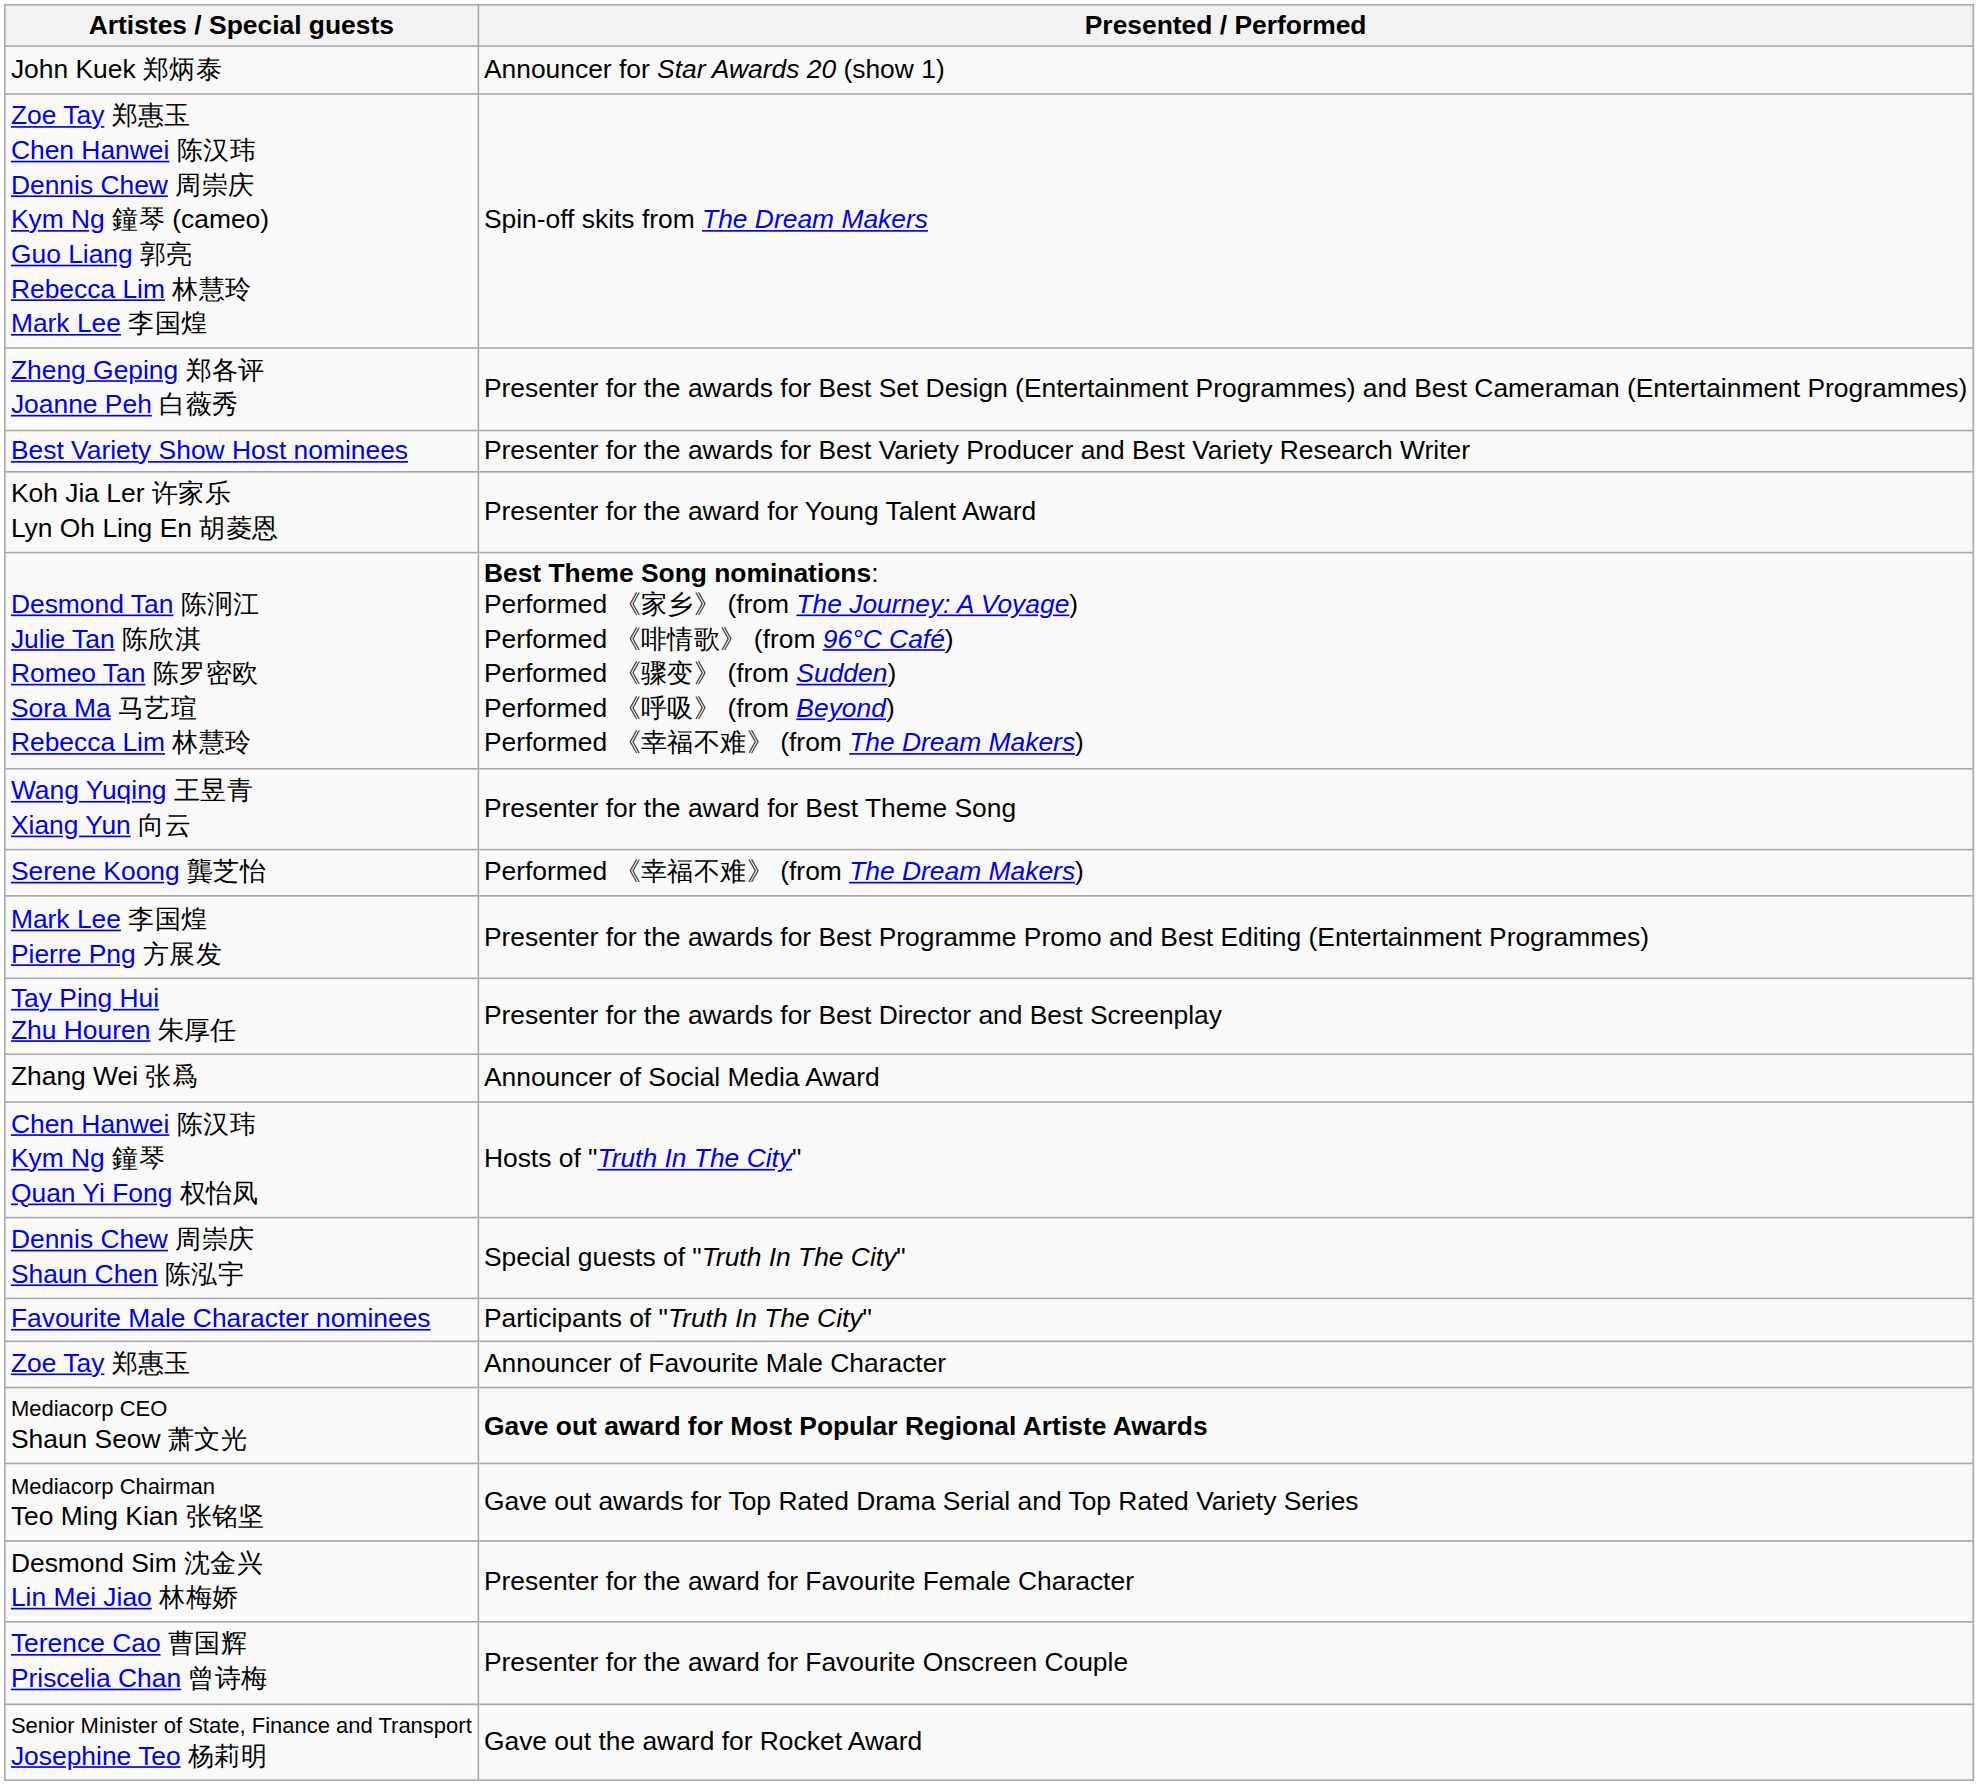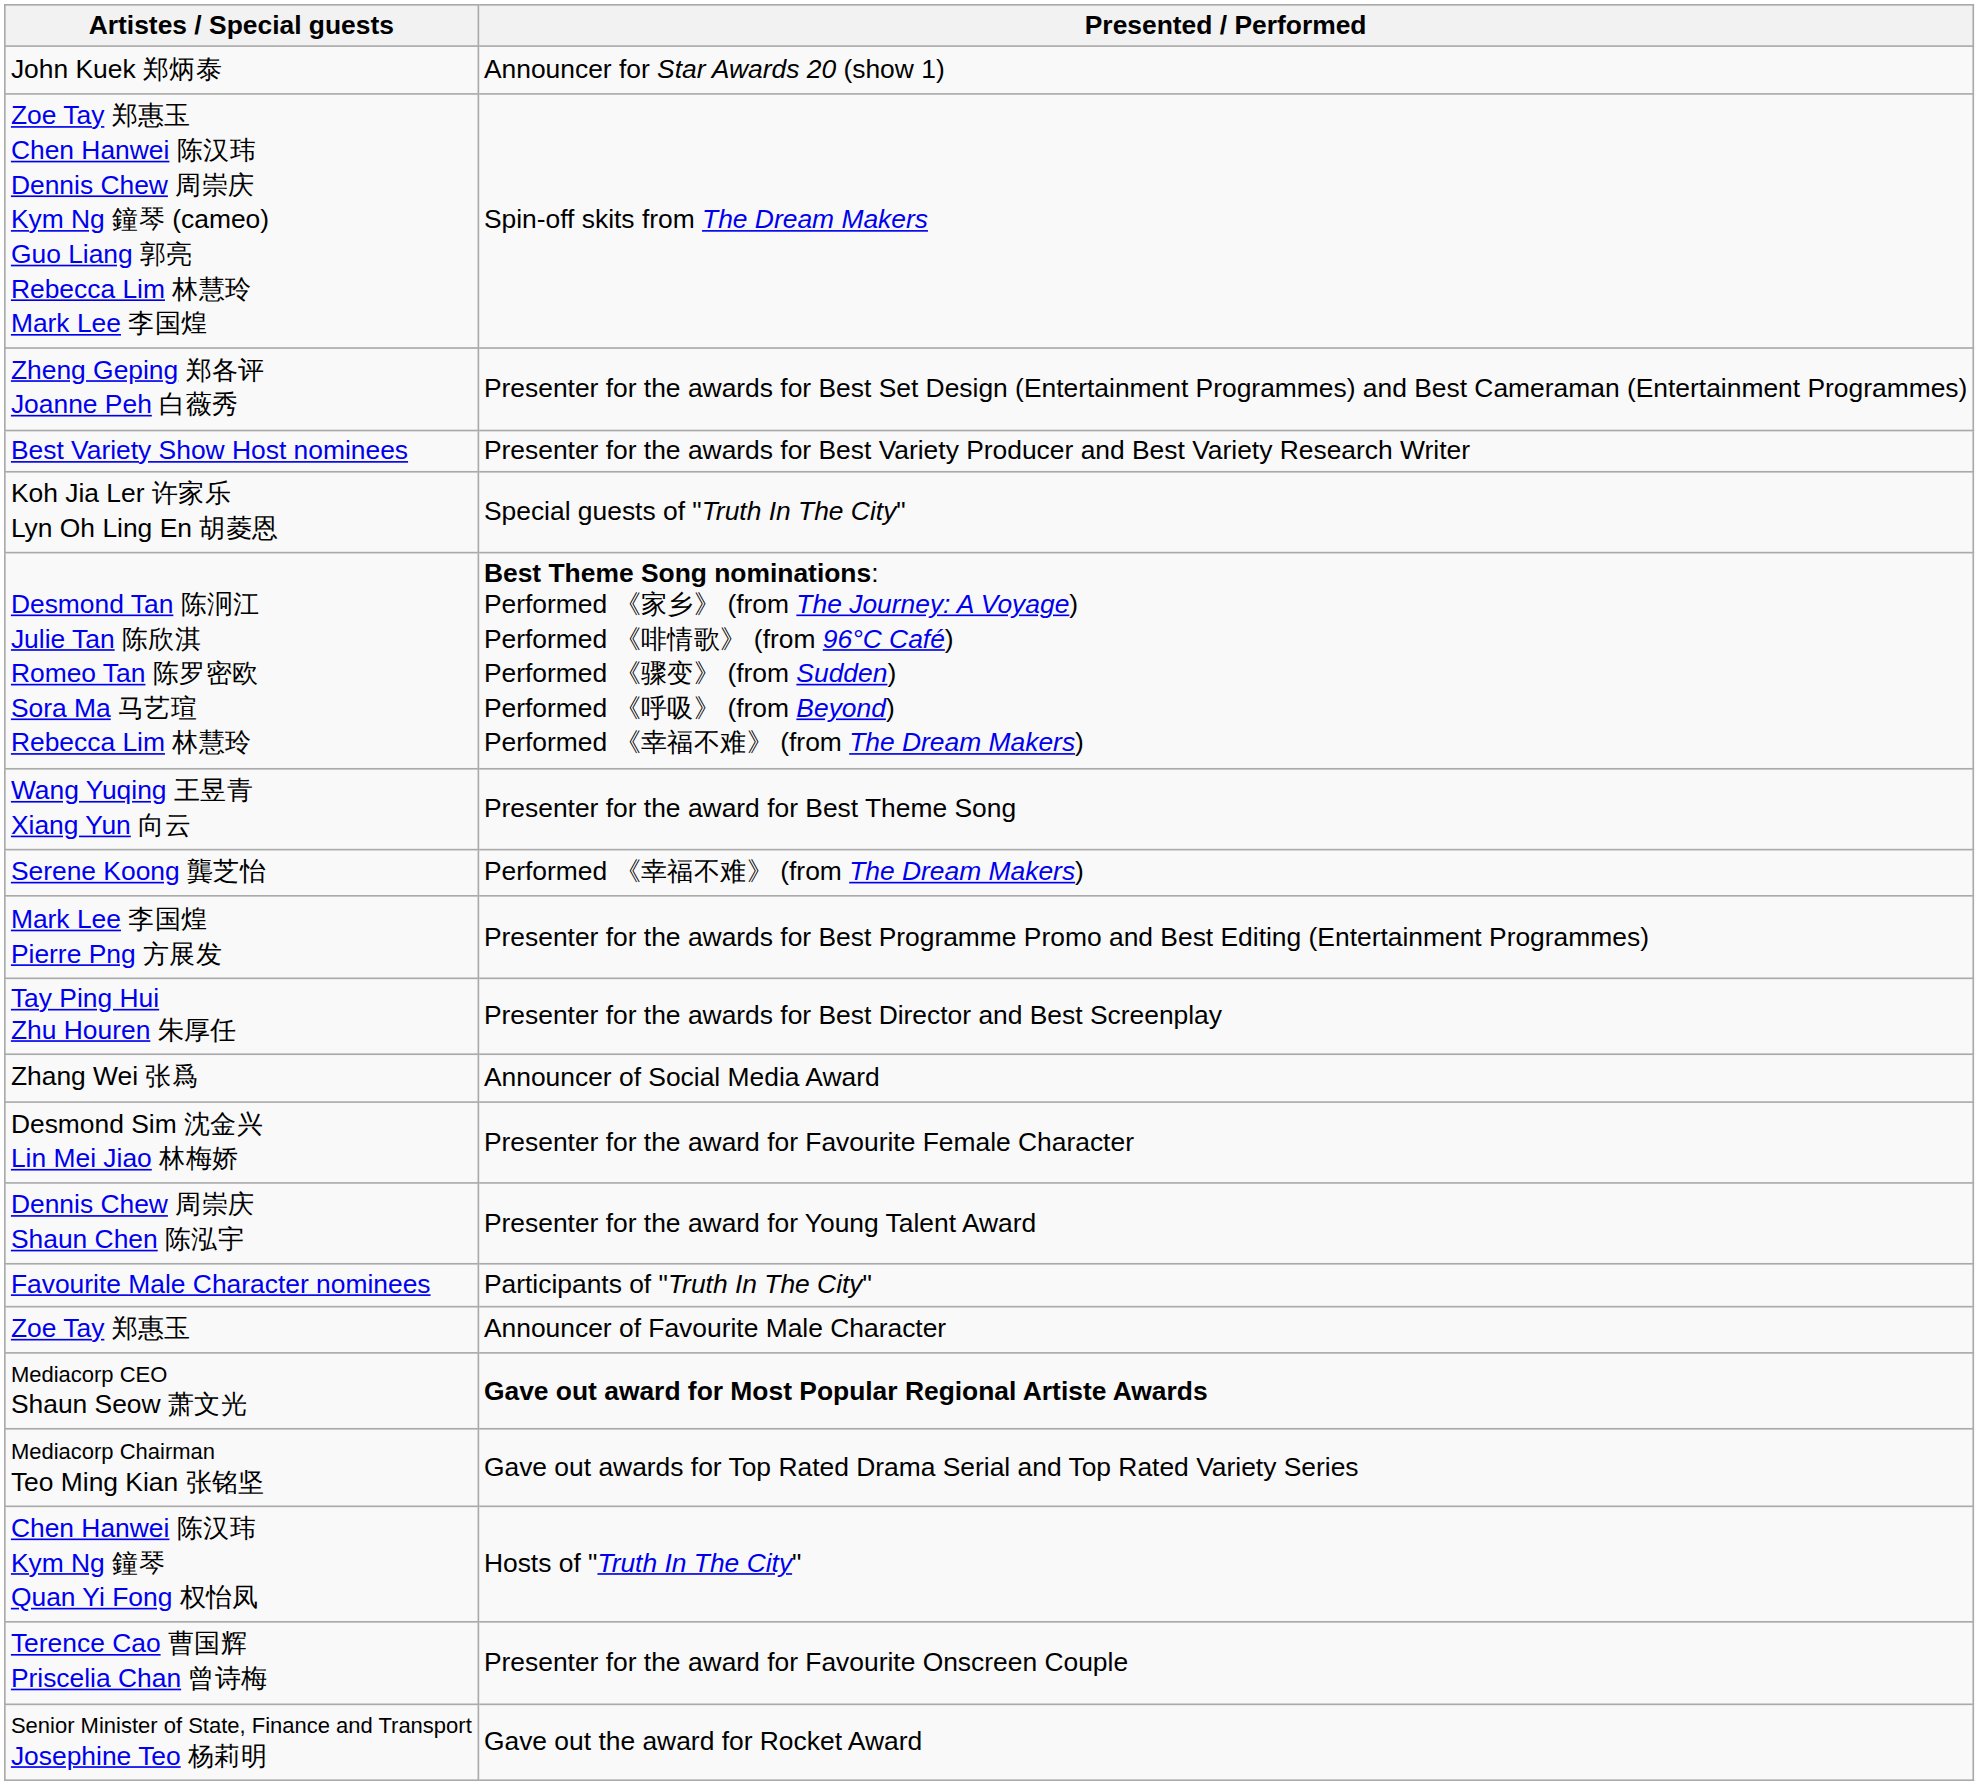(760, 511) Presenter for the award for Young Talent Award -> (695, 511) Special guests of "Truth In The City"
rows swapped: (135, 1158) <-> (137, 1580)
(695, 1257) Special guests of "Truth In The City" -> (760, 1223) Presenter for the award for Young Talent Award
